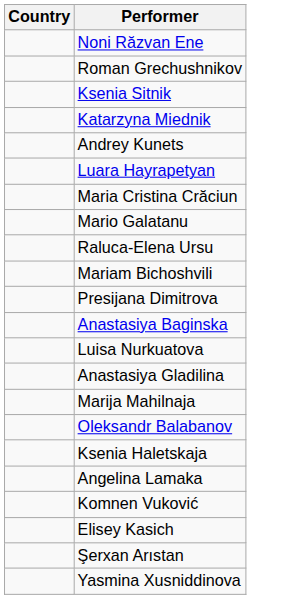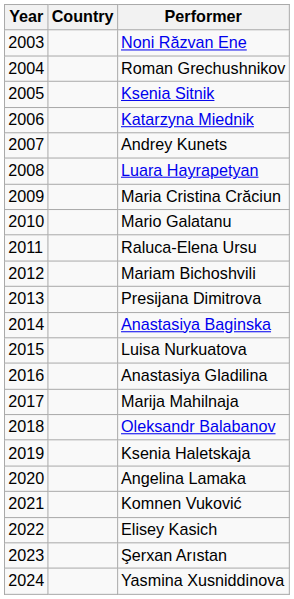+ column: (26, 17)
